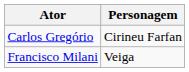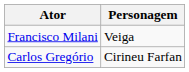rows swapped: (50, 36) <-> (53, 57)
